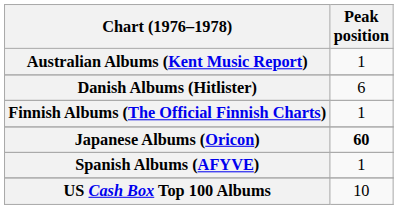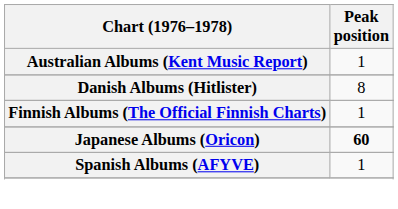(361, 87) 6 -> (361, 87) 8
- row: (167, 191)
